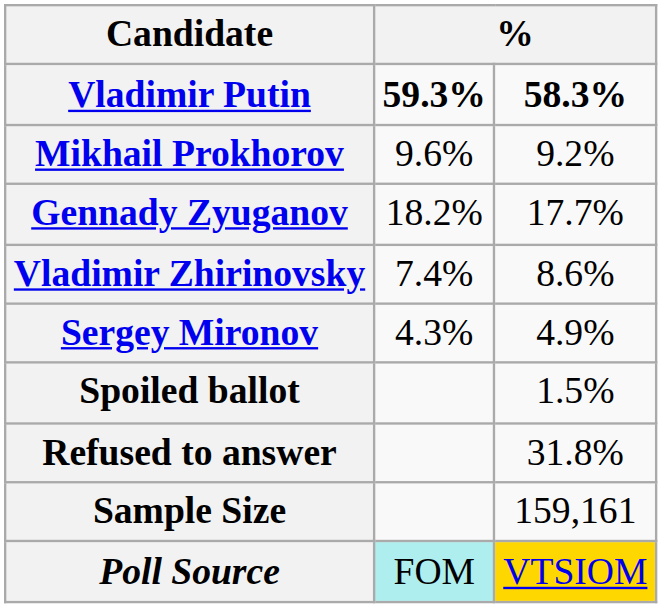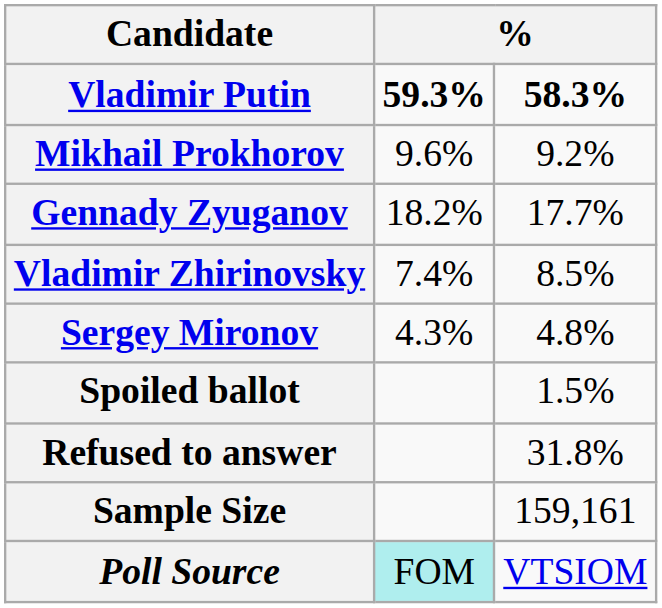(575, 272) 8.6% -> (575, 272) 8.5%
(575, 332) 4.9% -> (575, 332) 4.8%
(575, 570) gold background -> (575, 570) no background
